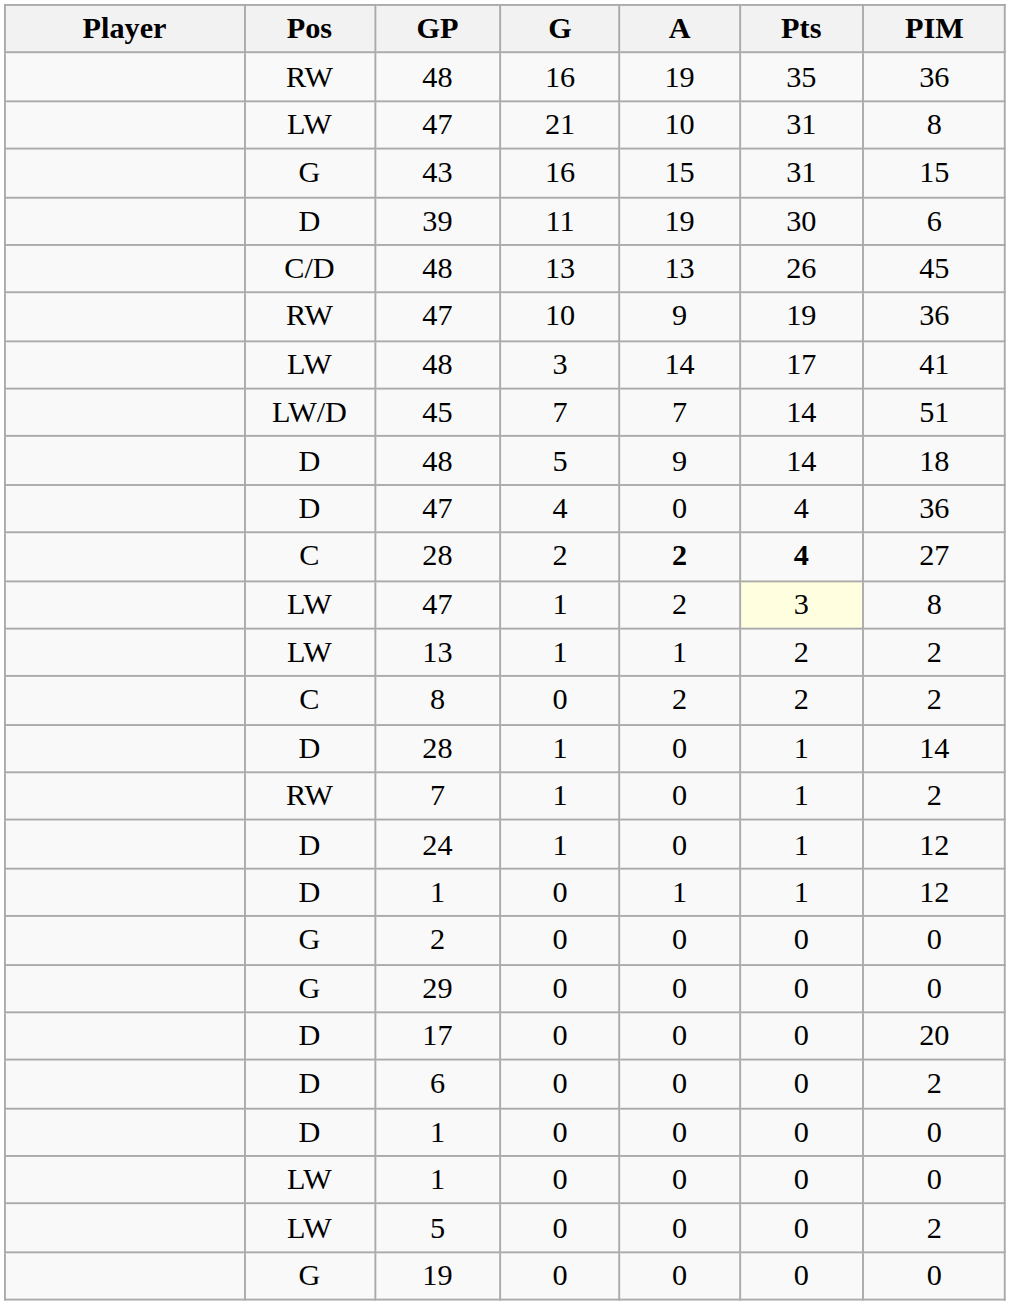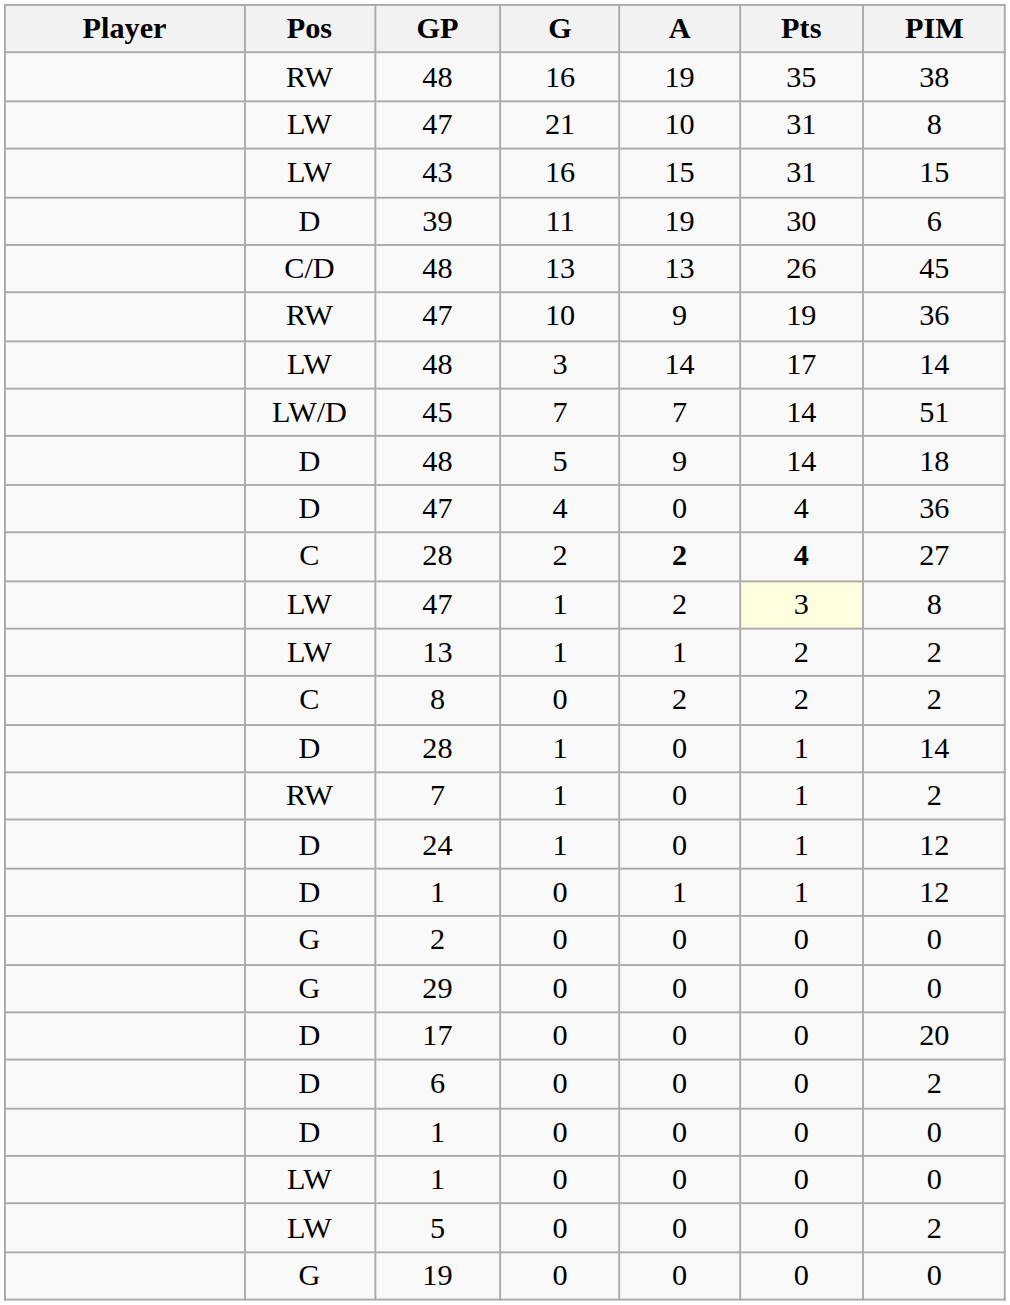(934, 76) 36 -> (934, 76) 38
(309, 172) G -> (309, 172) LW
(934, 364) 41 -> (934, 364) 14
